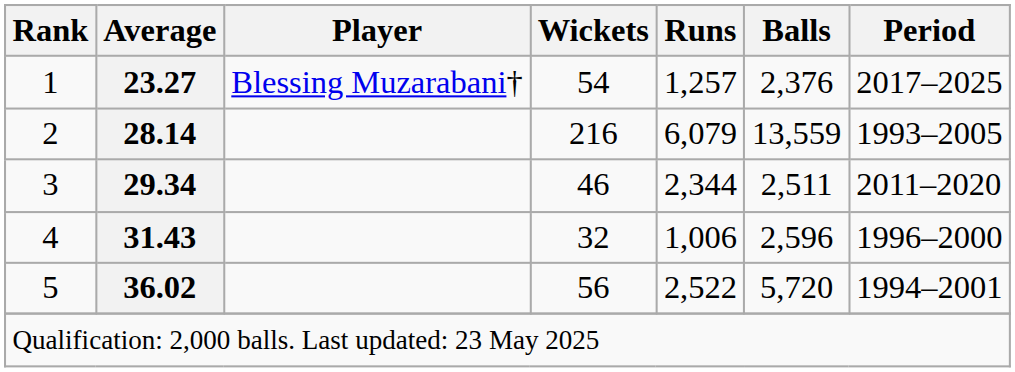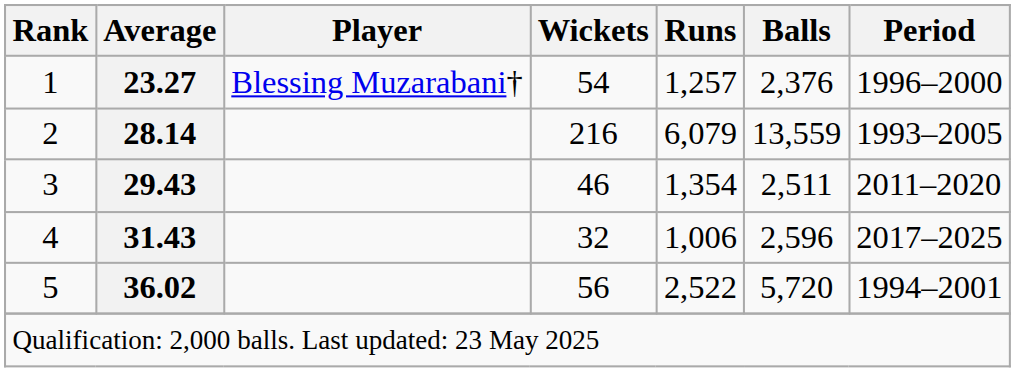(929, 81) 2017–2025 -> (929, 81) 1996–2000
(160, 184) 29.34 -> (160, 184) 29.43
(700, 184) 2,344 -> (700, 184) 1,354
(929, 236) 1996–2000 -> (929, 236) 2017–2025
